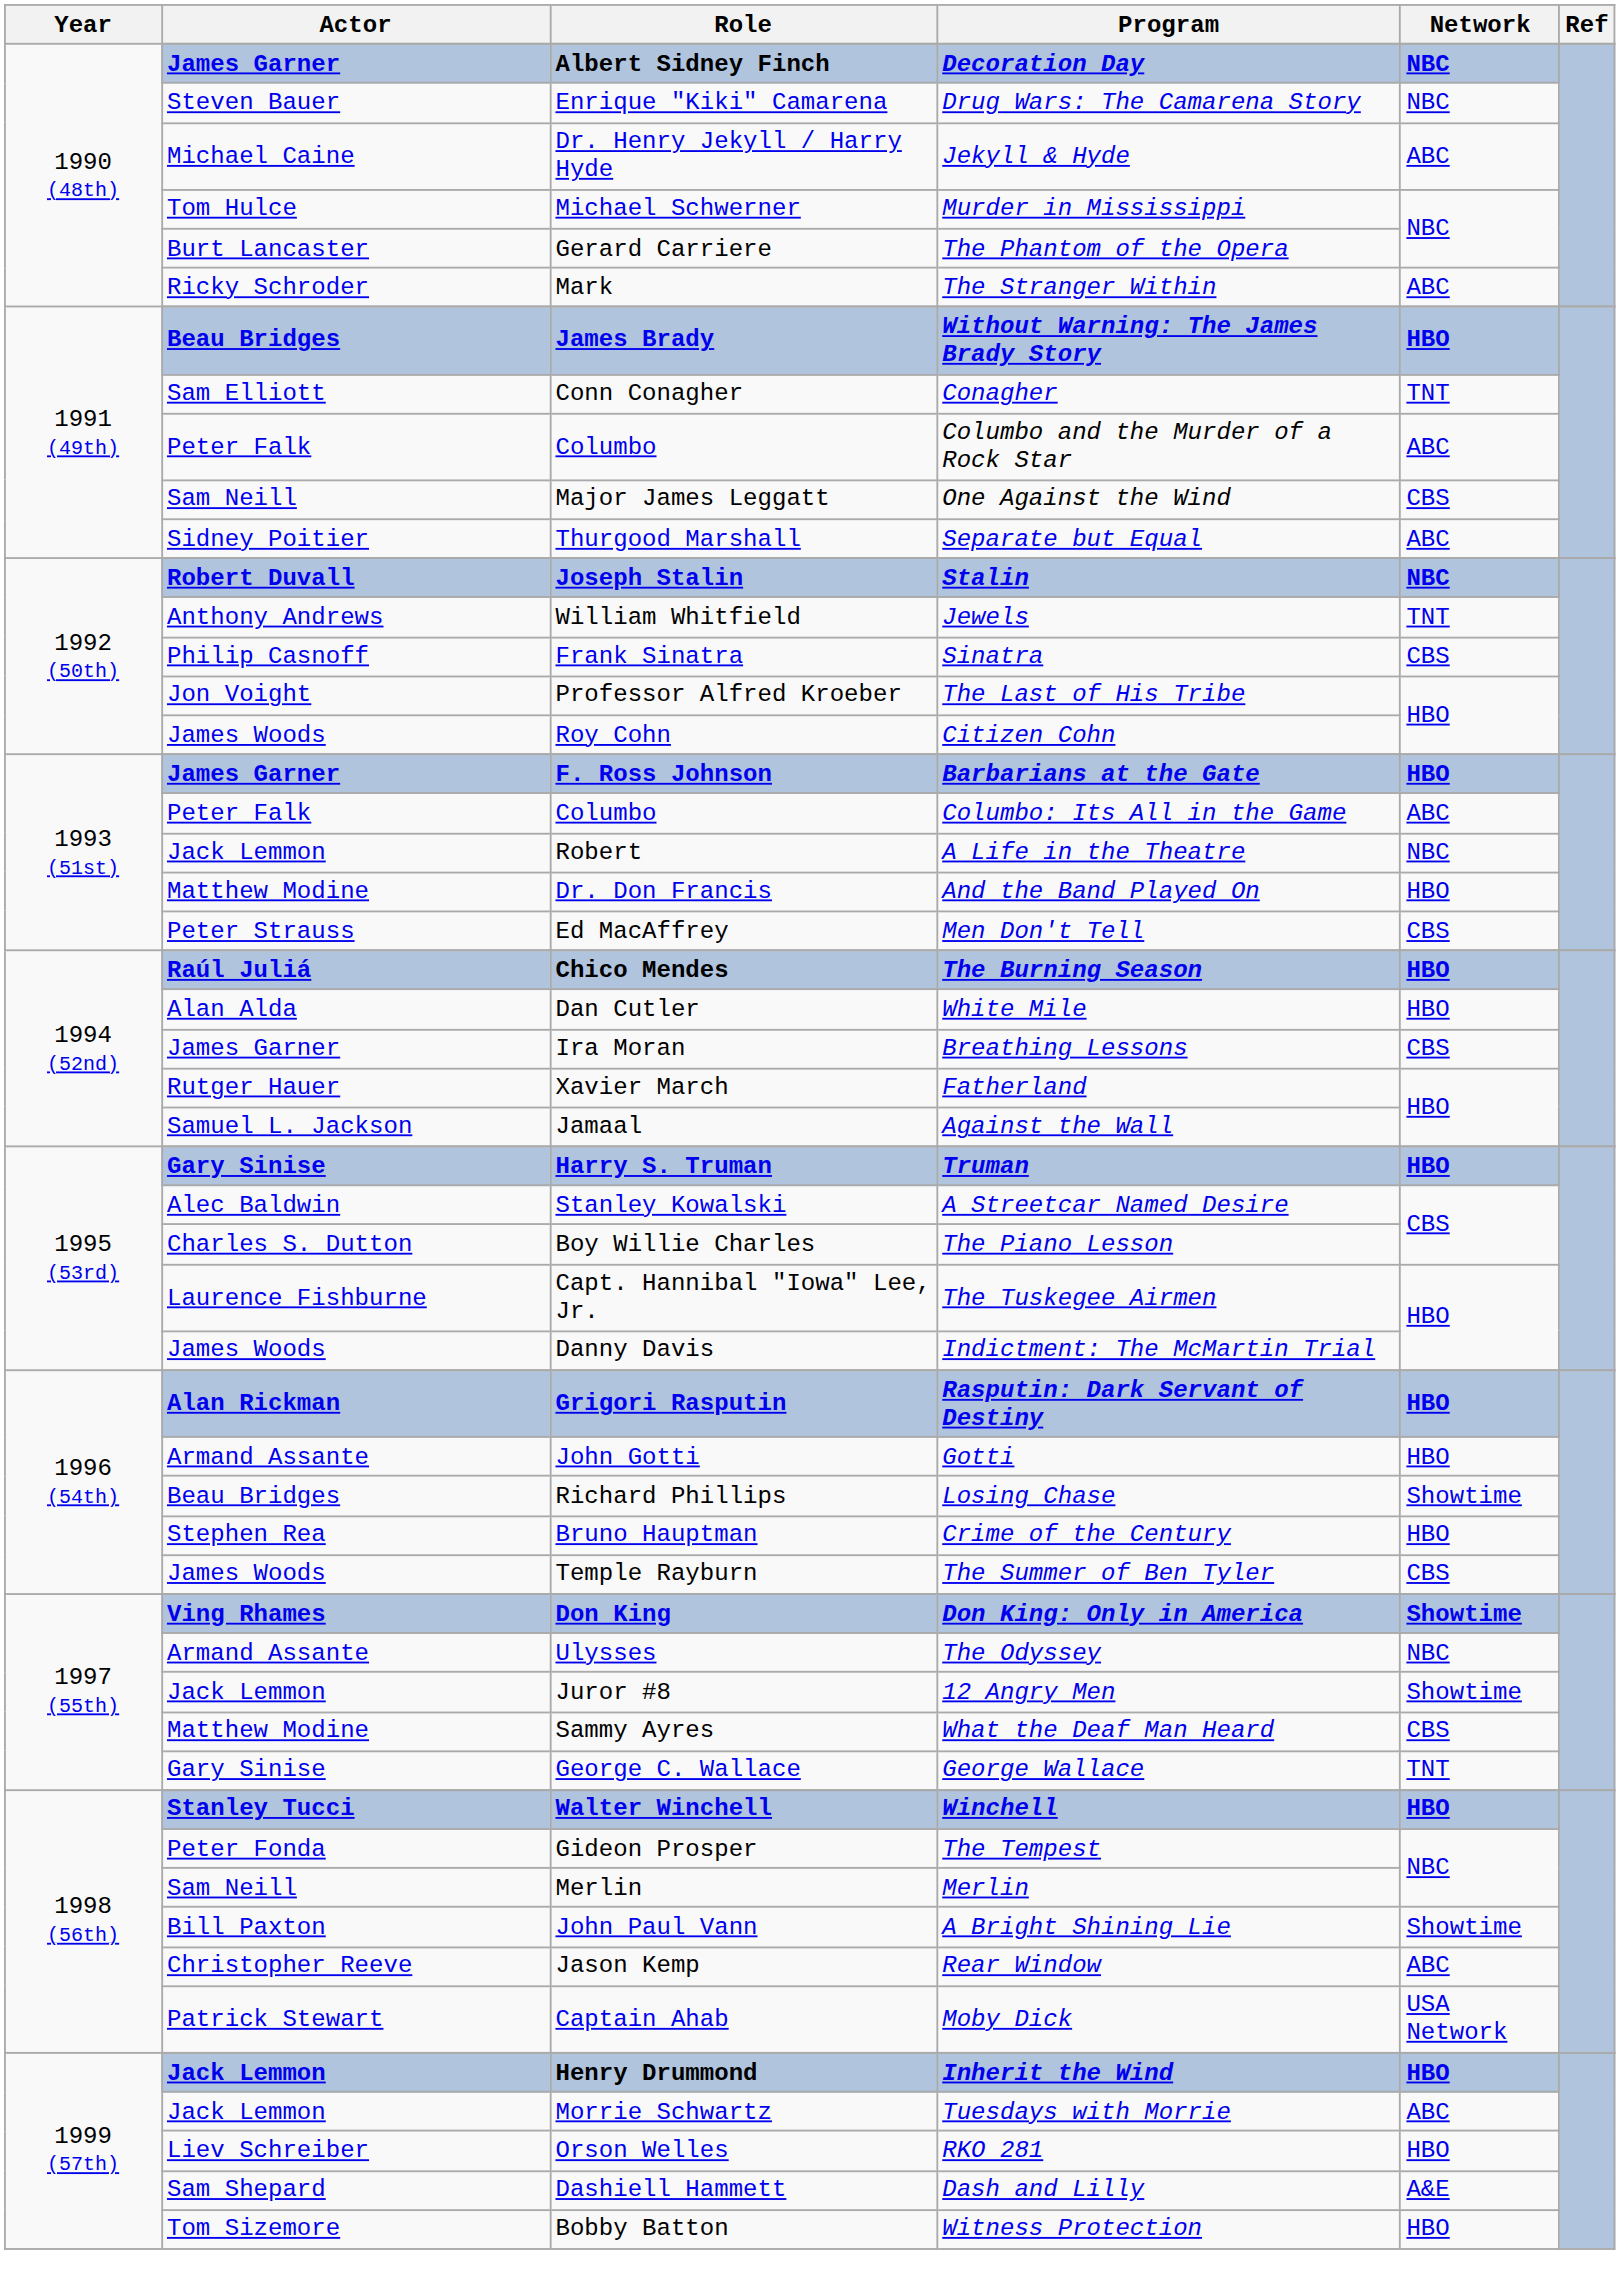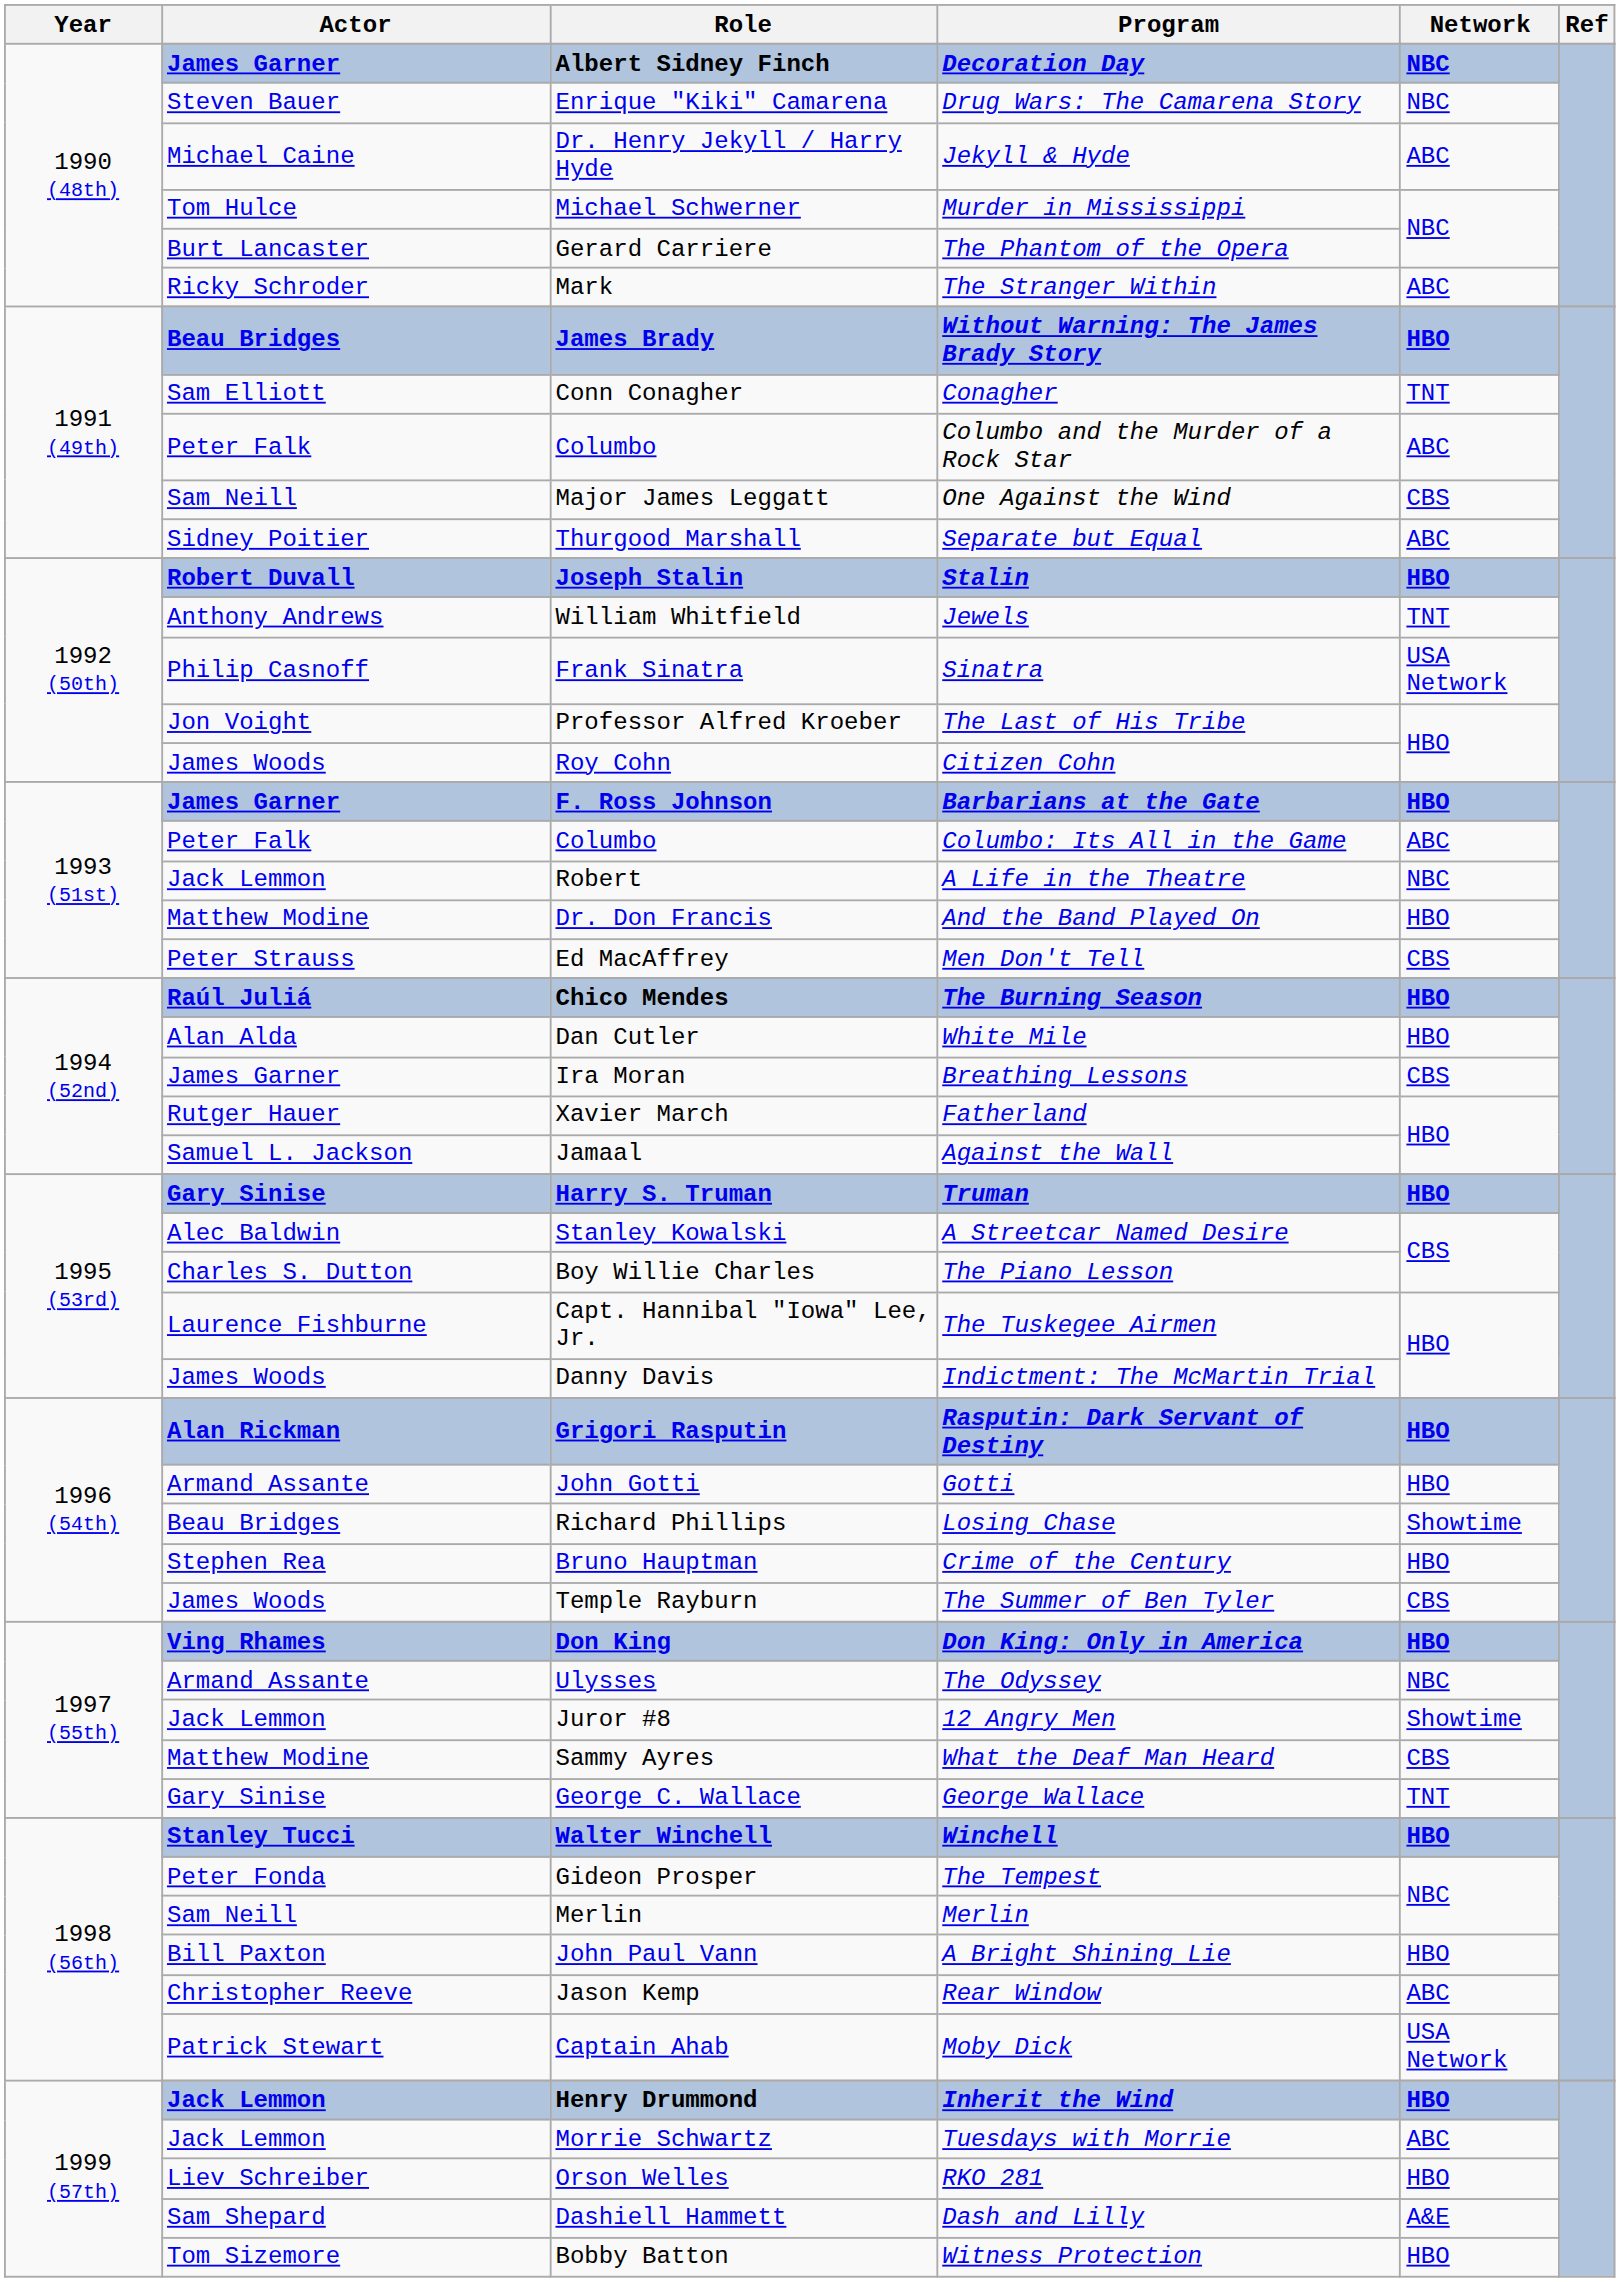(1428, 578) NBC -> (1428, 578) HBO
(1428, 657) CBS -> (1457, 670) USA Network
(1464, 1614) Showtime -> (1428, 1641) HBO
(1464, 1927) Showtime -> (1428, 1955) HBO
